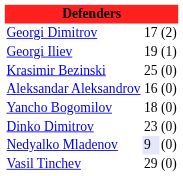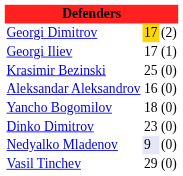(151, 32) no background -> (151, 32) gold background
(151, 51) 19 -> (151, 51) 17
